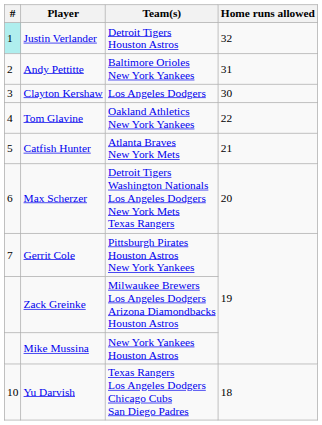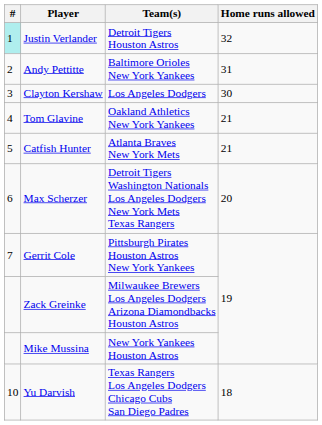(226, 117) 22 -> (226, 117) 21
